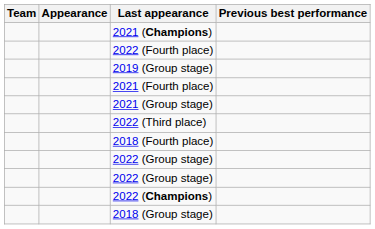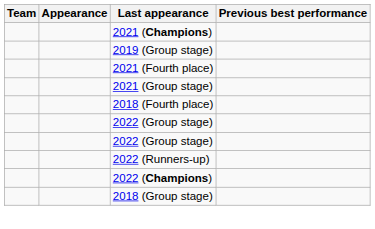- row: (22, 50)
- row: (22, 123)
+ row: (22, 160)
